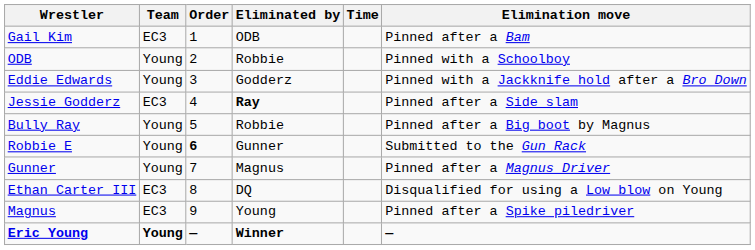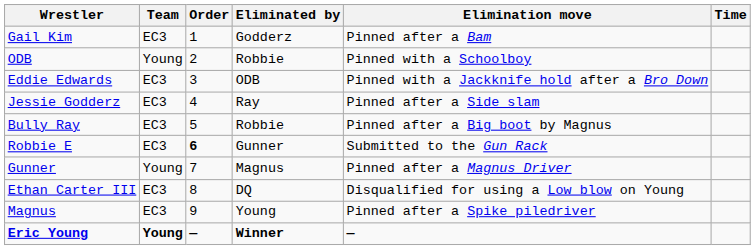columns swapped: (566, 15) <-> (363, 15)
(248, 37) ODB -> (264, 37) Godderz
(163, 81) Young -> (155, 81) EC3
(264, 81) Godderz -> (248, 81) ODB
(248, 103) bold -> (248, 103) normal
(163, 125) Young -> (155, 125) EC3
(163, 146) Young -> (155, 146) EC3
